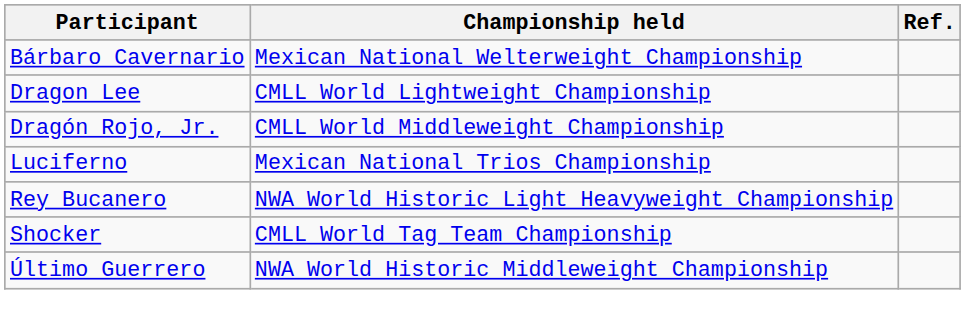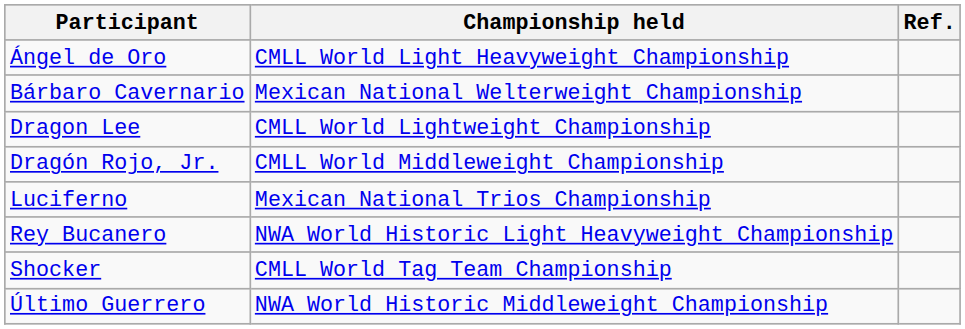+ row: (88, 58)
